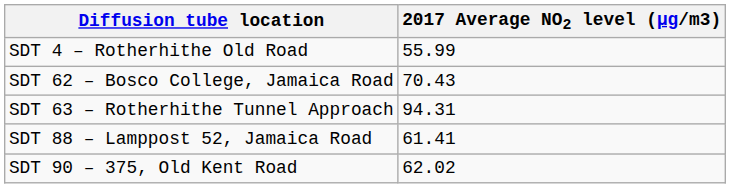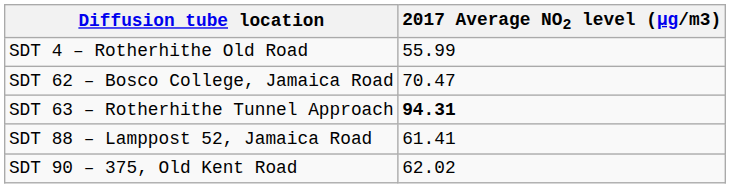(429, 81) 70.43 -> (429, 81) 70.47
(429, 110) normal -> (429, 110) bold
